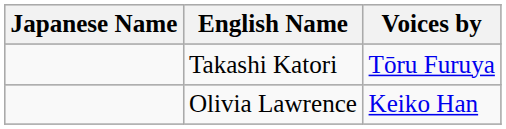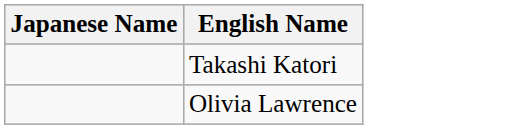- column: (432, 24)
